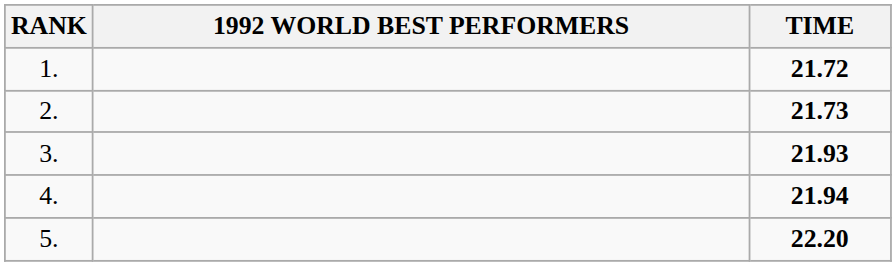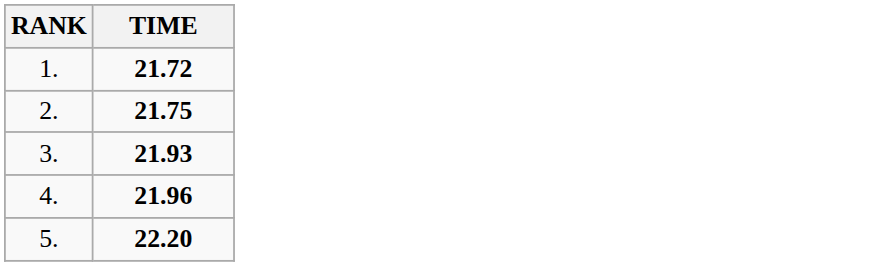- column: (421, 26)
(820, 111) 21.73 -> (163, 111) 21.75
(820, 196) 21.94 -> (163, 196) 21.96
